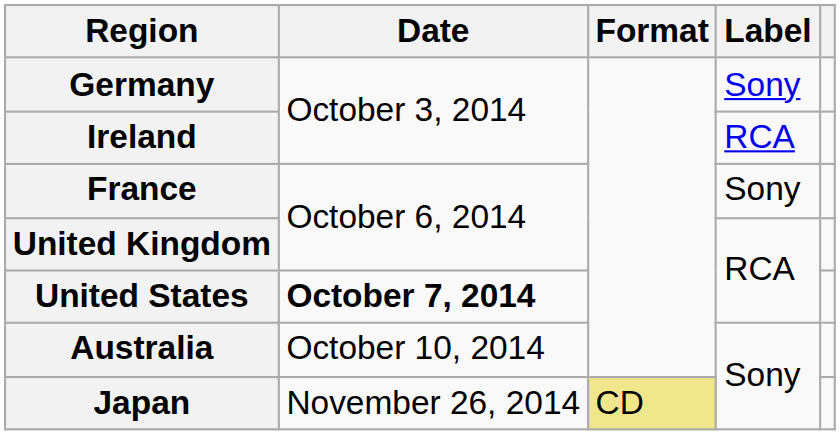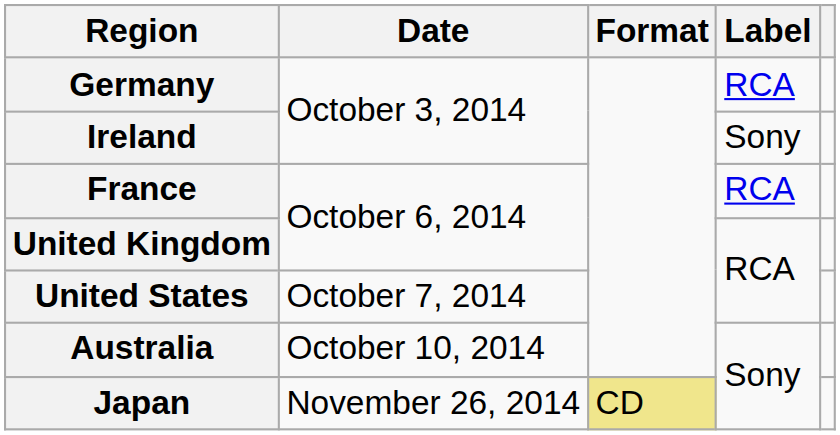(762, 84) Sony -> (760, 84) RCA
(760, 137) RCA -> (762, 137) Sony
(762, 190) Sony -> (760, 190) RCA
(411, 296) bold -> (406, 296) normal
